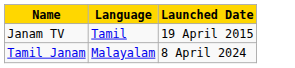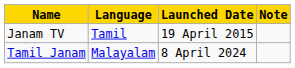+ column: (273, 14)
